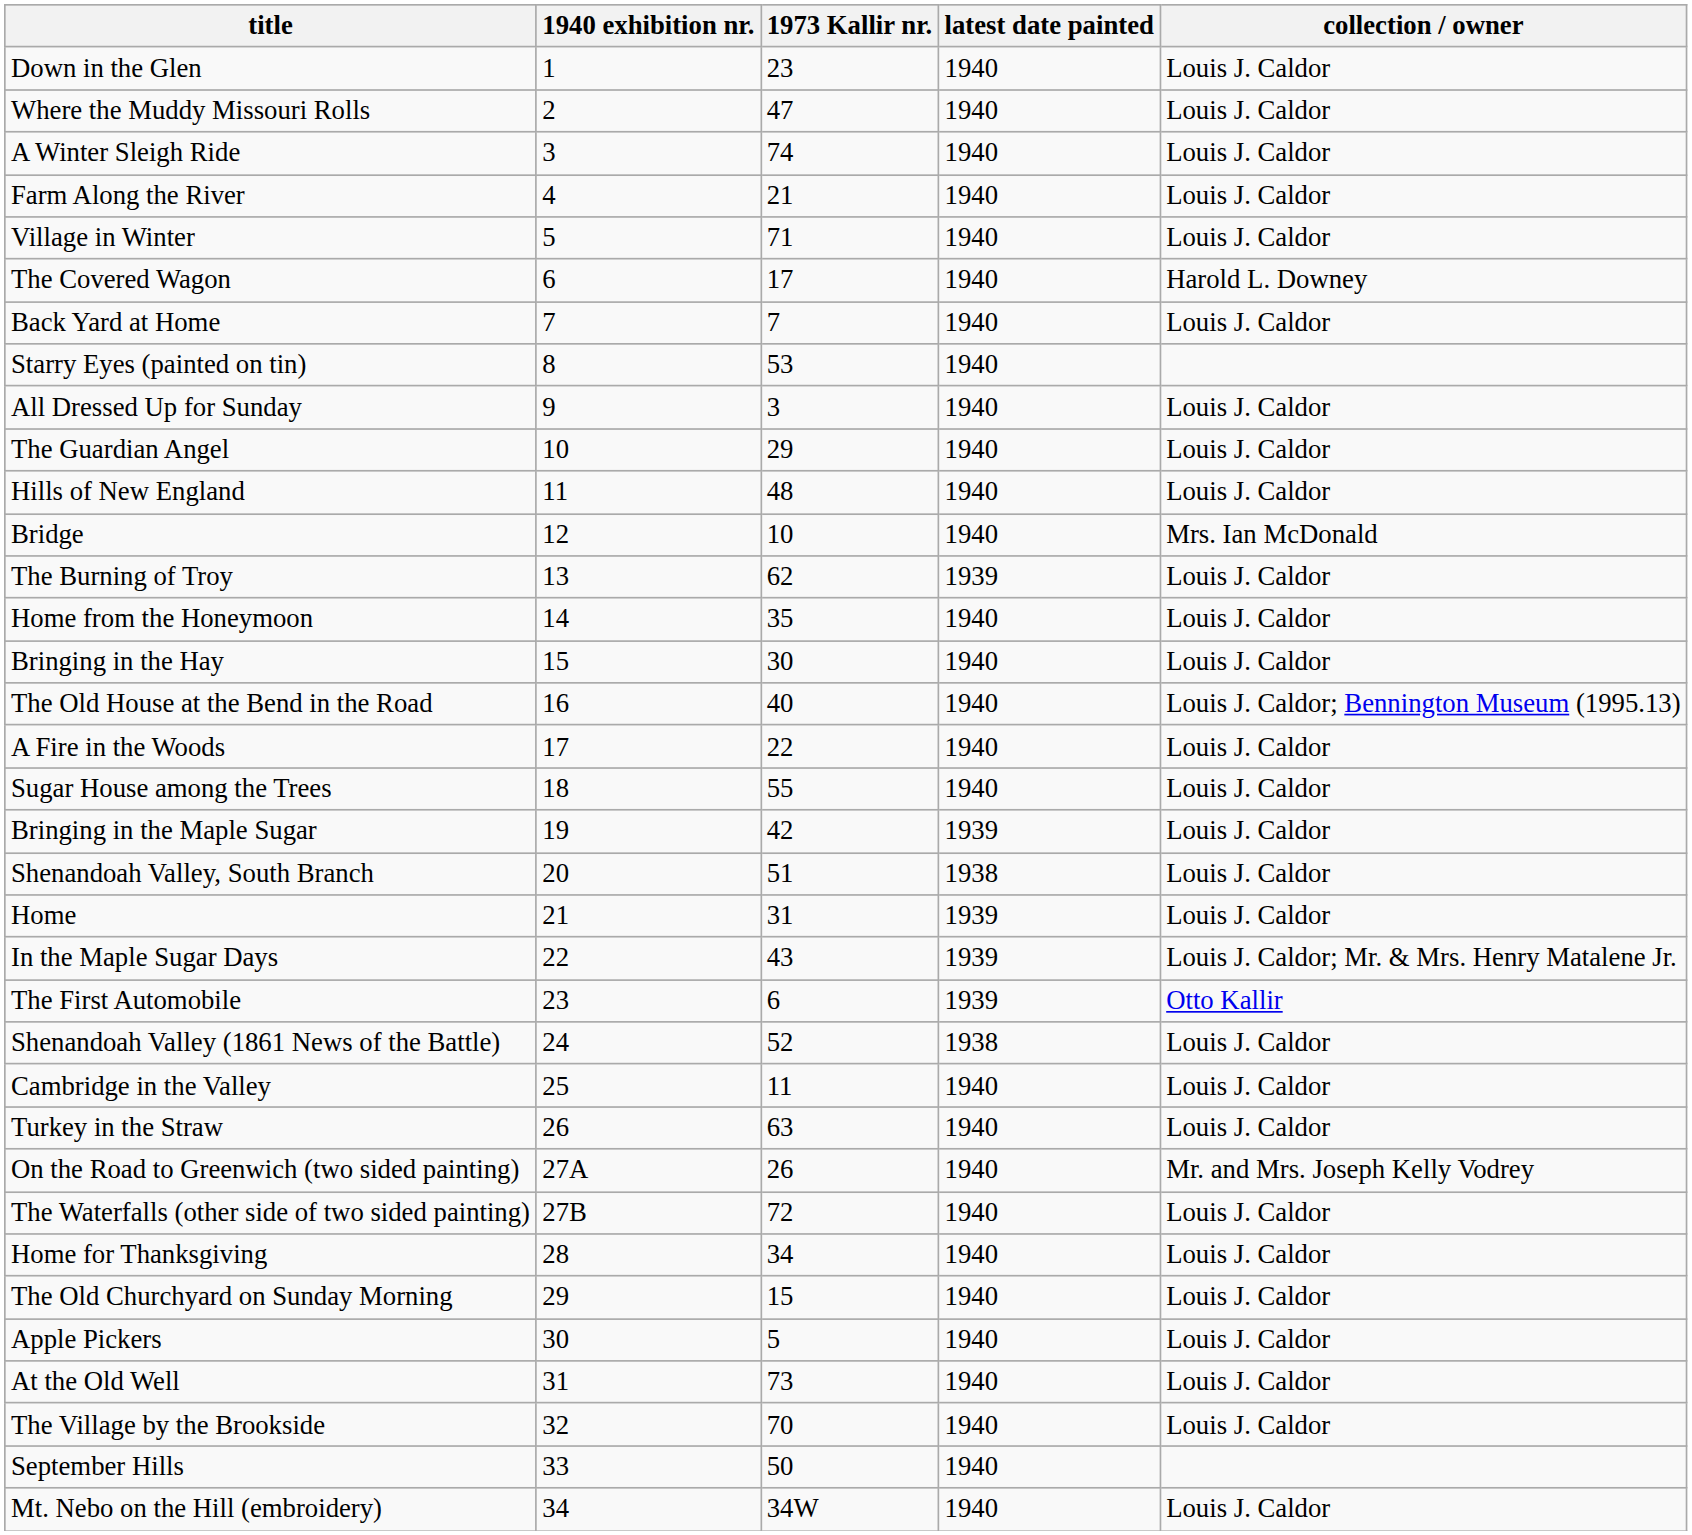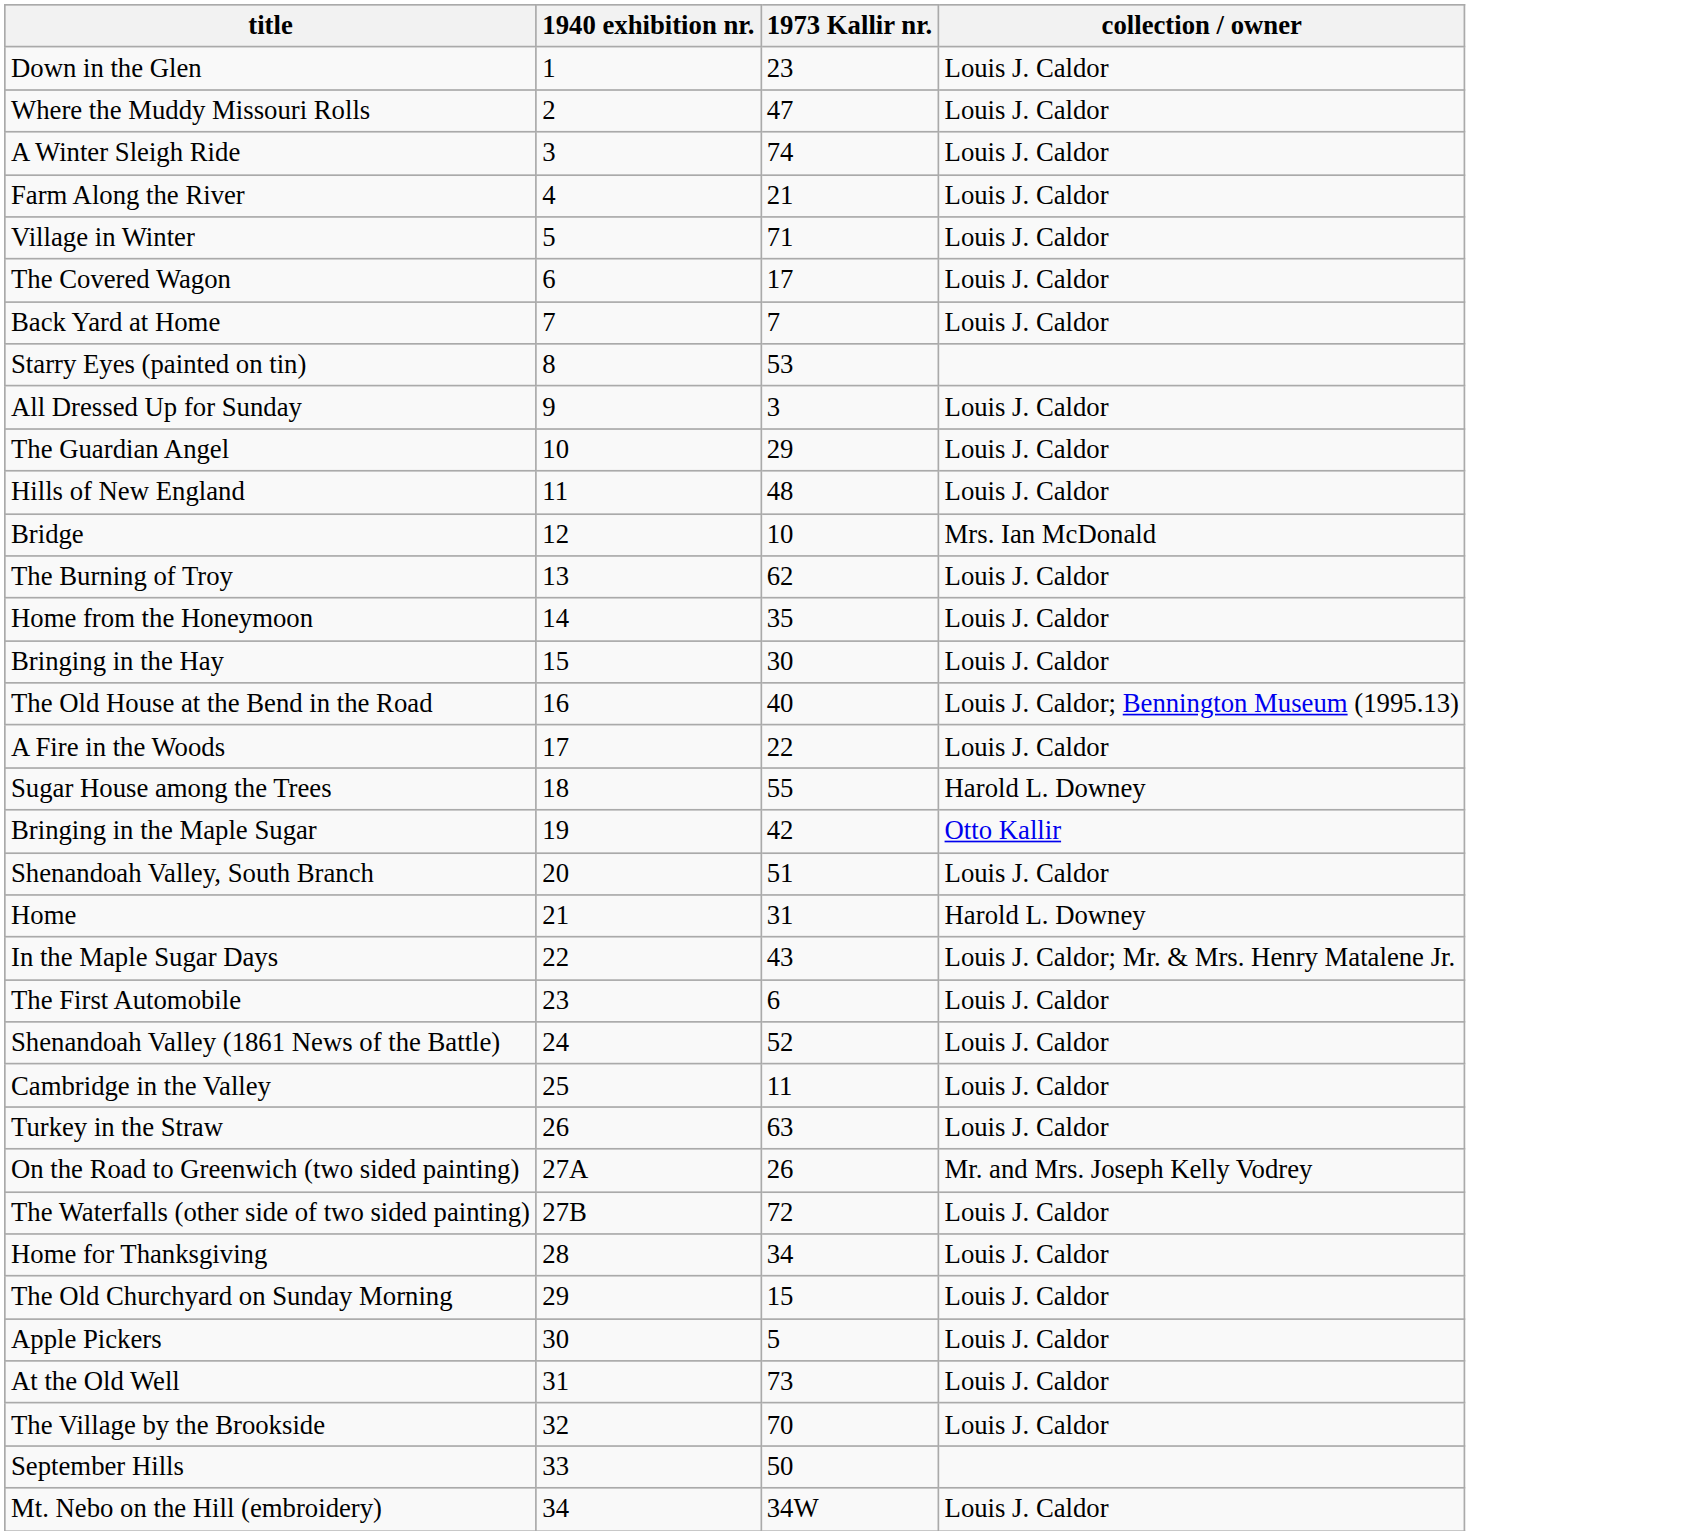- column: (1049, 25)
(1267, 279) Harold L. Downey -> (1027, 279) Louis J. Caldor
(1248, 788) Louis J. Caldor -> (1045, 788) Harold L. Downey
(1248, 830) Louis J. Caldor -> (1003, 830) Otto Kallir
(1248, 915) Louis J. Caldor -> (1045, 915) Harold L. Downey
(1224, 1000) Otto Kallir -> (1027, 1000) Louis J. Caldor
